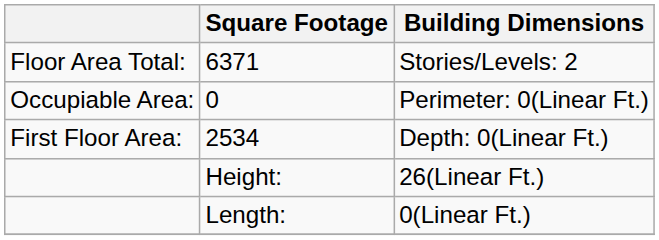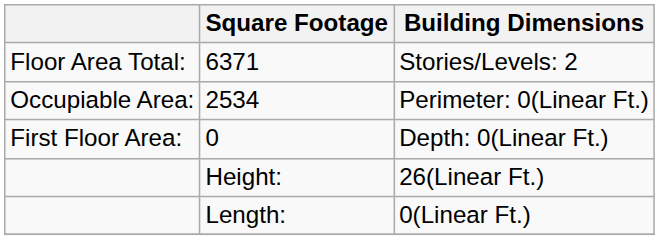(212, 100) 0 -> (232, 100) 2534
(232, 138) 2534 -> (212, 138) 0
